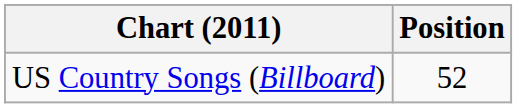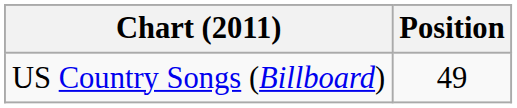(452, 77) 52 -> (452, 77) 49
